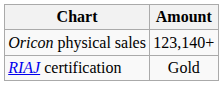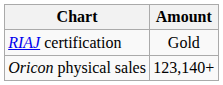rows swapped: (77, 42) <-> (65, 67)
